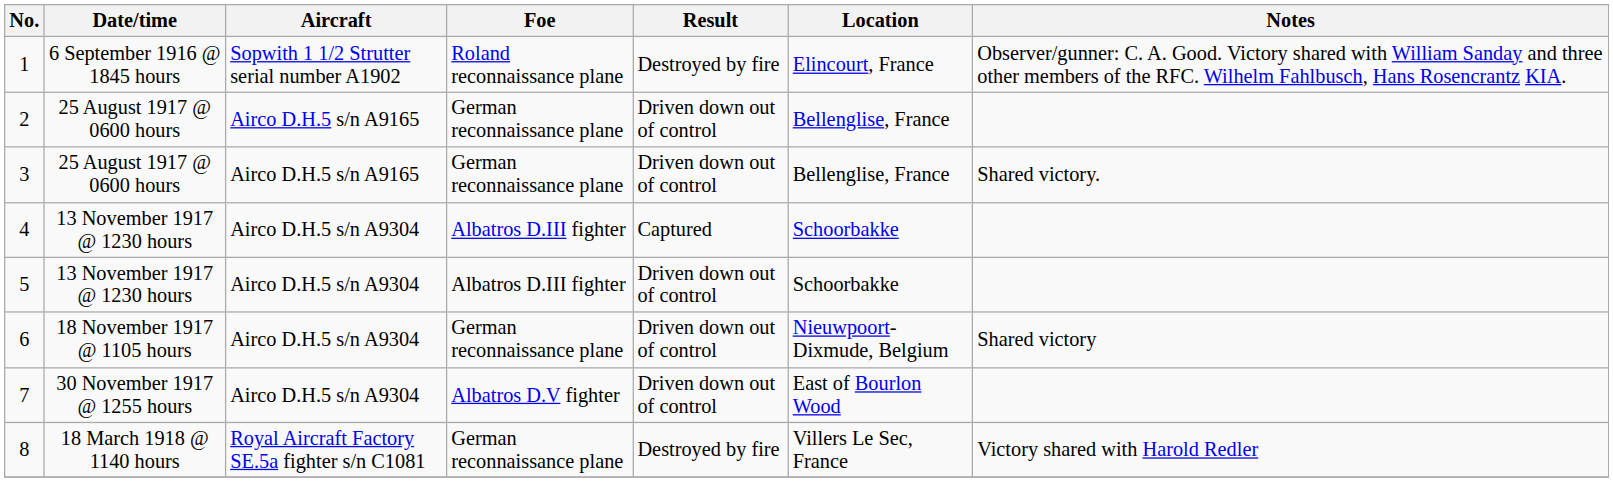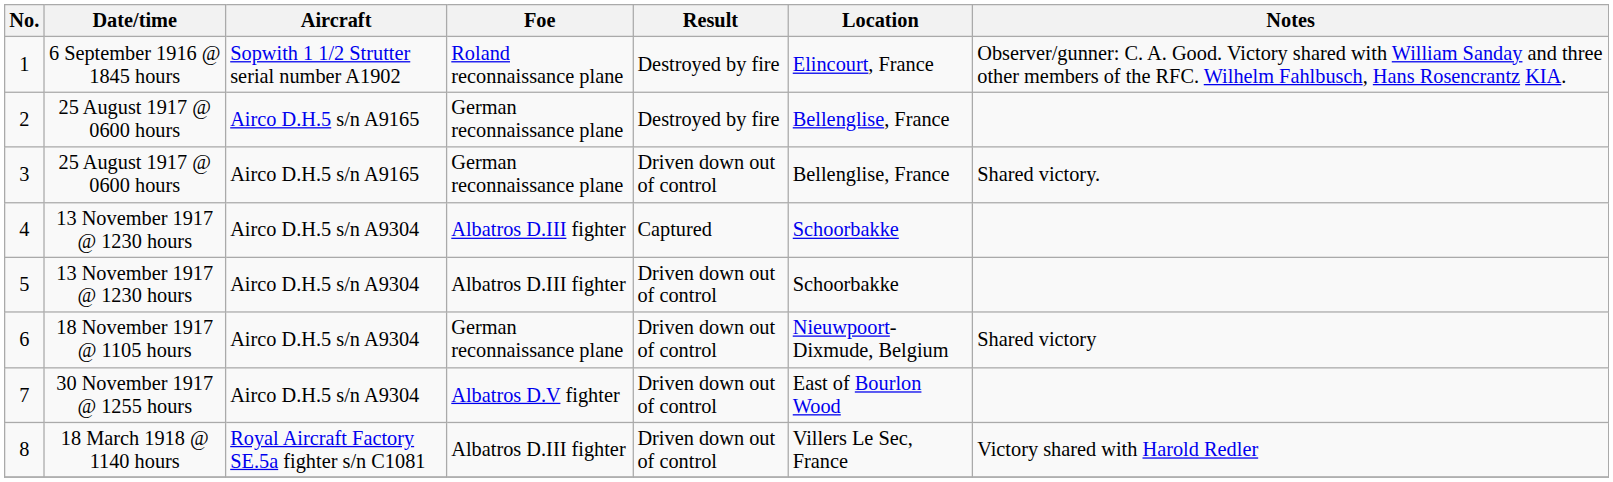(706, 119) Driven down out of control -> (709, 119) Destroyed by fire
(537, 449) German reconnaissance plane -> (538, 449) Albatros D.III fighter
(709, 449) Destroyed by fire -> (706, 449) Driven down out of control
